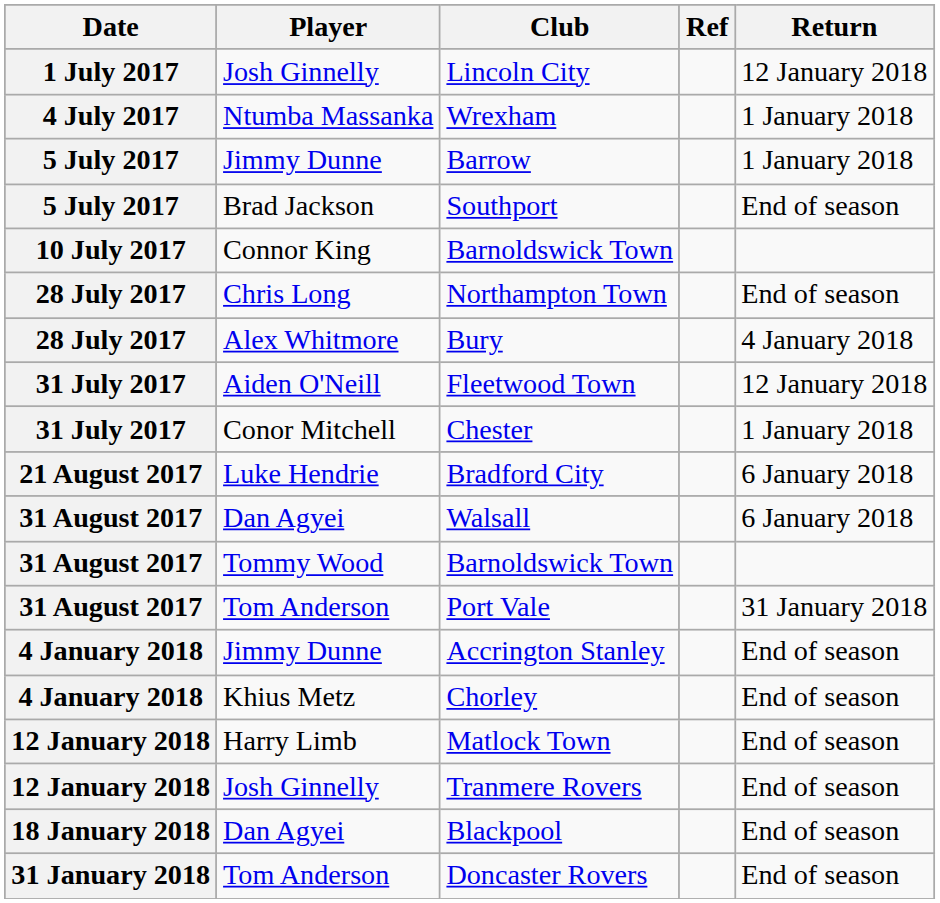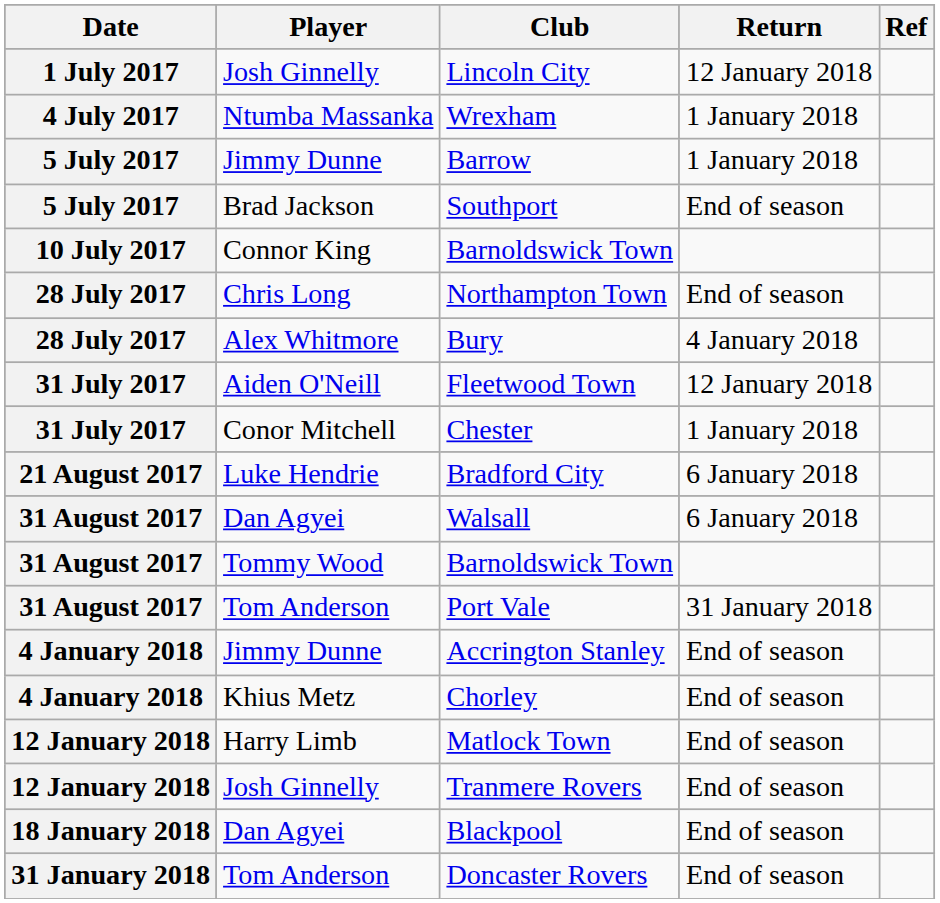columns swapped: (834, 26) <-> (707, 26)
